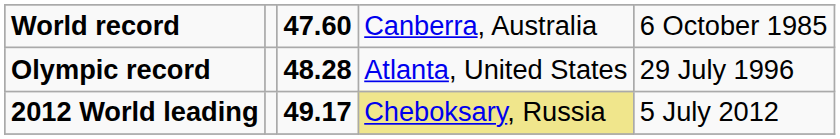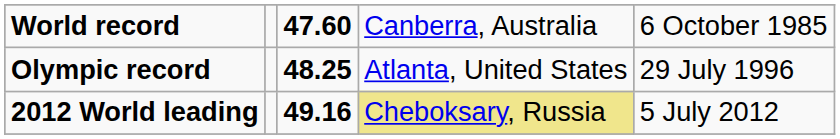(318, 69) 48.28 -> (318, 69) 48.25
(318, 112) 49.17 -> (318, 112) 49.16
